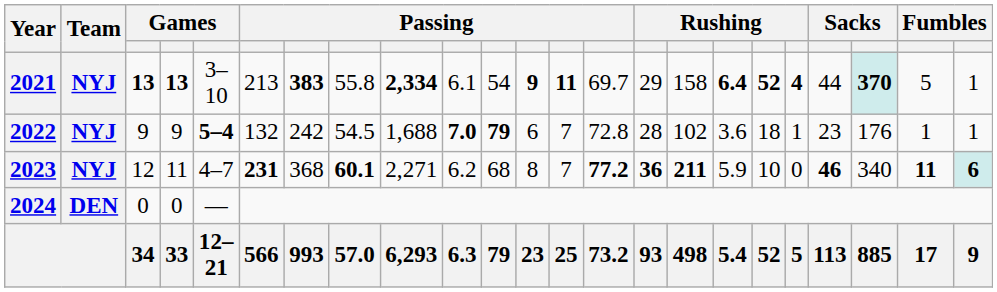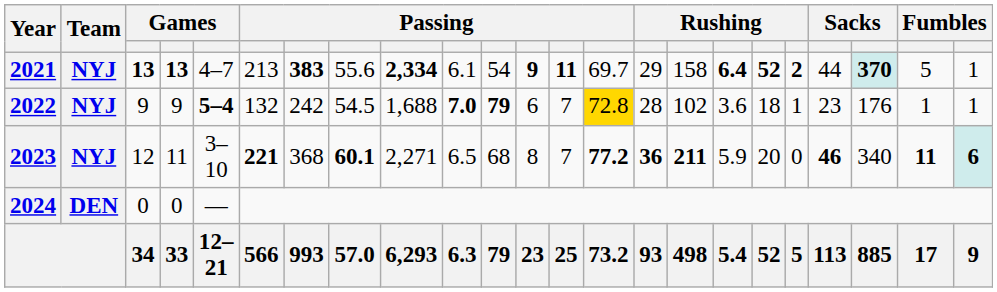(216, 82) 3–10 -> (216, 69) 4–7
(355, 82) 55.8 -> (355, 69) 55.6
(797, 82) 4 -> (797, 69) 2
(608, 132) no background -> (608, 106) gold background
(216, 168) 4–7 -> (216, 155) 3–10
(261, 168) 231 -> (261, 155) 221
(462, 168) 6.2 -> (462, 155) 6.5
(769, 168) 10 -> (769, 155) 20
